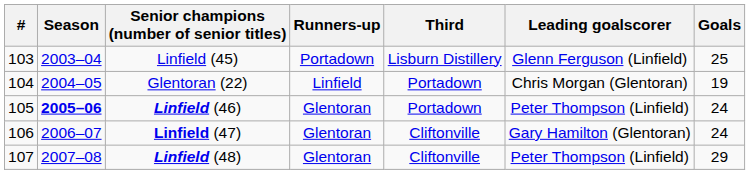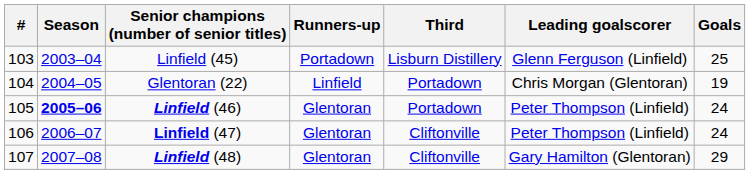(600, 132) Gary Hamilton (Glentoran) -> (600, 132) Peter Thompson (Linfield)
(600, 157) Peter Thompson (Linfield) -> (600, 157) Gary Hamilton (Glentoran)
